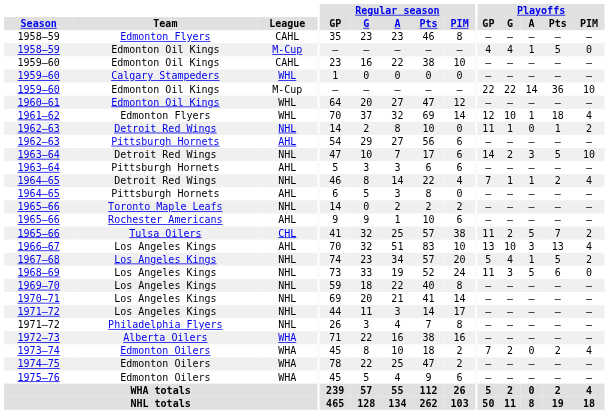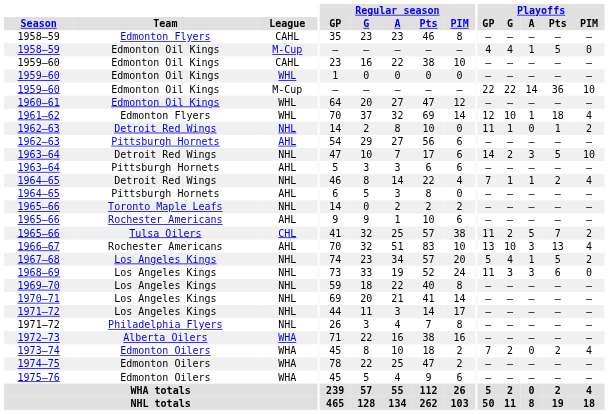(165, 76) Calgary Stampeders -> (165, 76) Edmonton Oil Kings
(165, 246) Los Angeles Kings -> (165, 246) Rochester Americans
(532, 272) 5 -> (532, 272) 3
